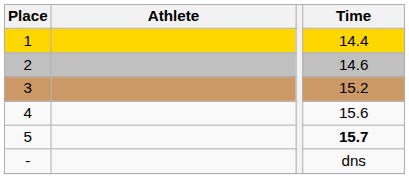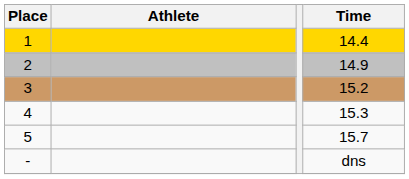(354, 64) 14.6 -> (354, 64) 14.9
(354, 112) 15.6 -> (354, 112) 15.3
(354, 137) bold -> (354, 137) normal
